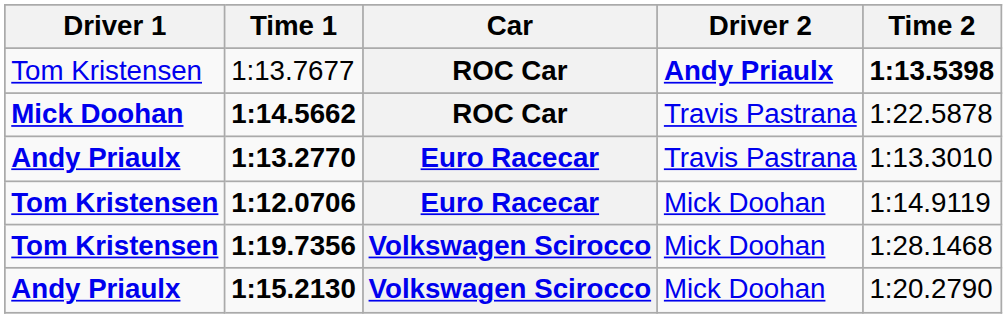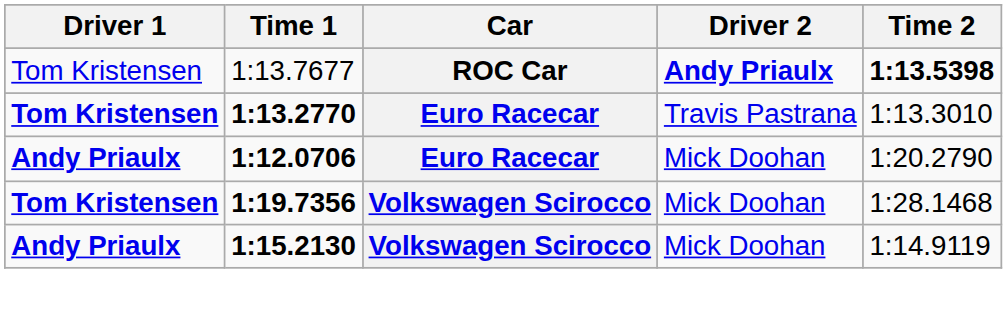- row: (293, 114)
(96, 158) Andy Priaulx -> (115, 114) Tom Kristensen
(115, 202) Tom Kristensen -> (96, 158) Andy Priaulx
(930, 202) 1:14.9119 -> (931, 158) 1:20.2790
(931, 289) 1:20.2790 -> (930, 245) 1:14.9119
